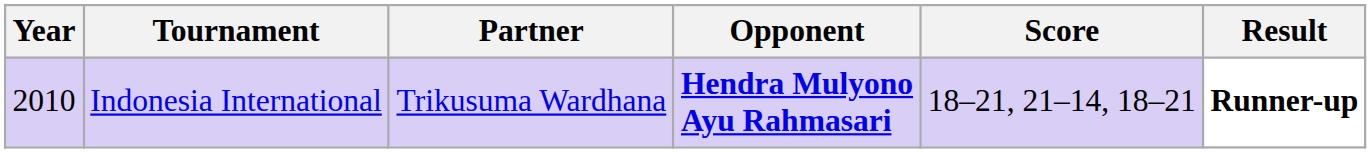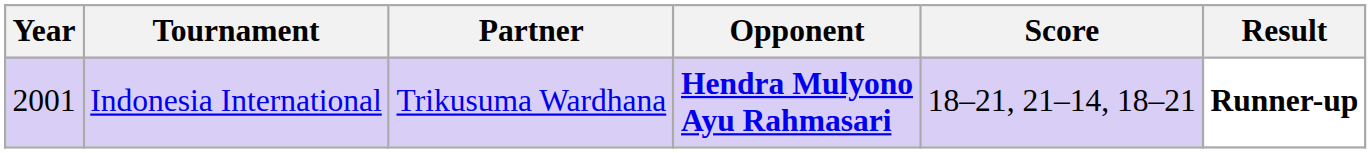(44, 101) 2010 -> (44, 101) 2001
